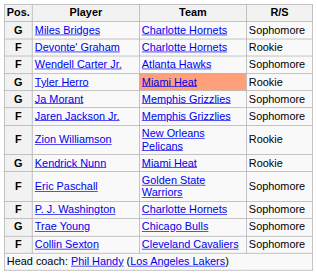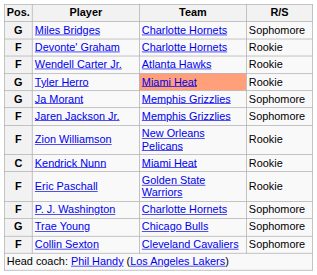(277, 64) Sophomore -> (266, 64) Rookie
(18, 163) G -> (18, 163) C
(277, 186) Sophomore -> (266, 186) Rookie
